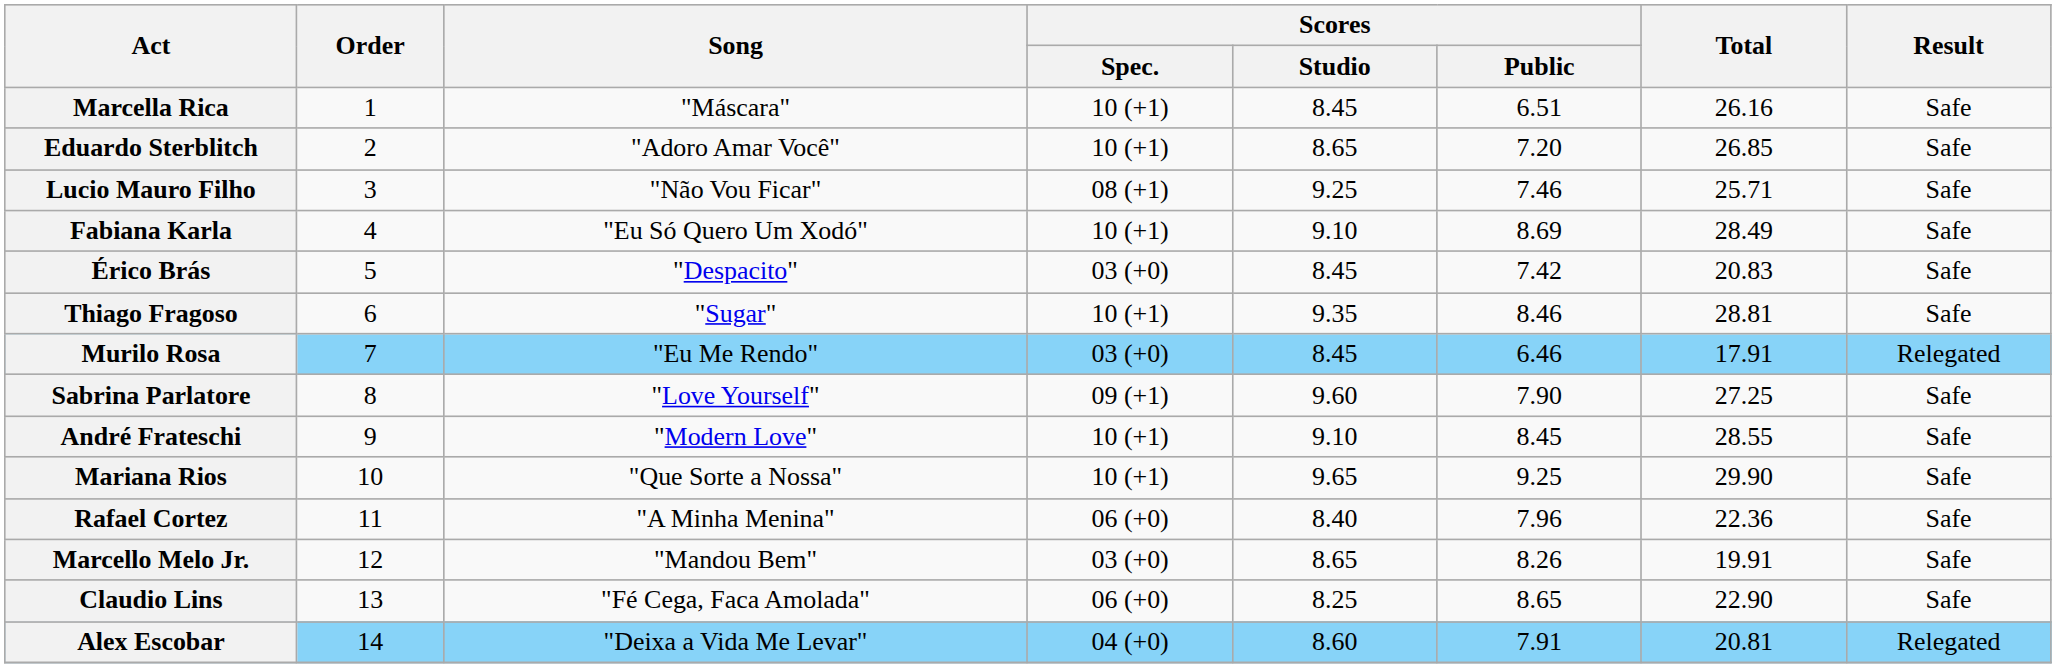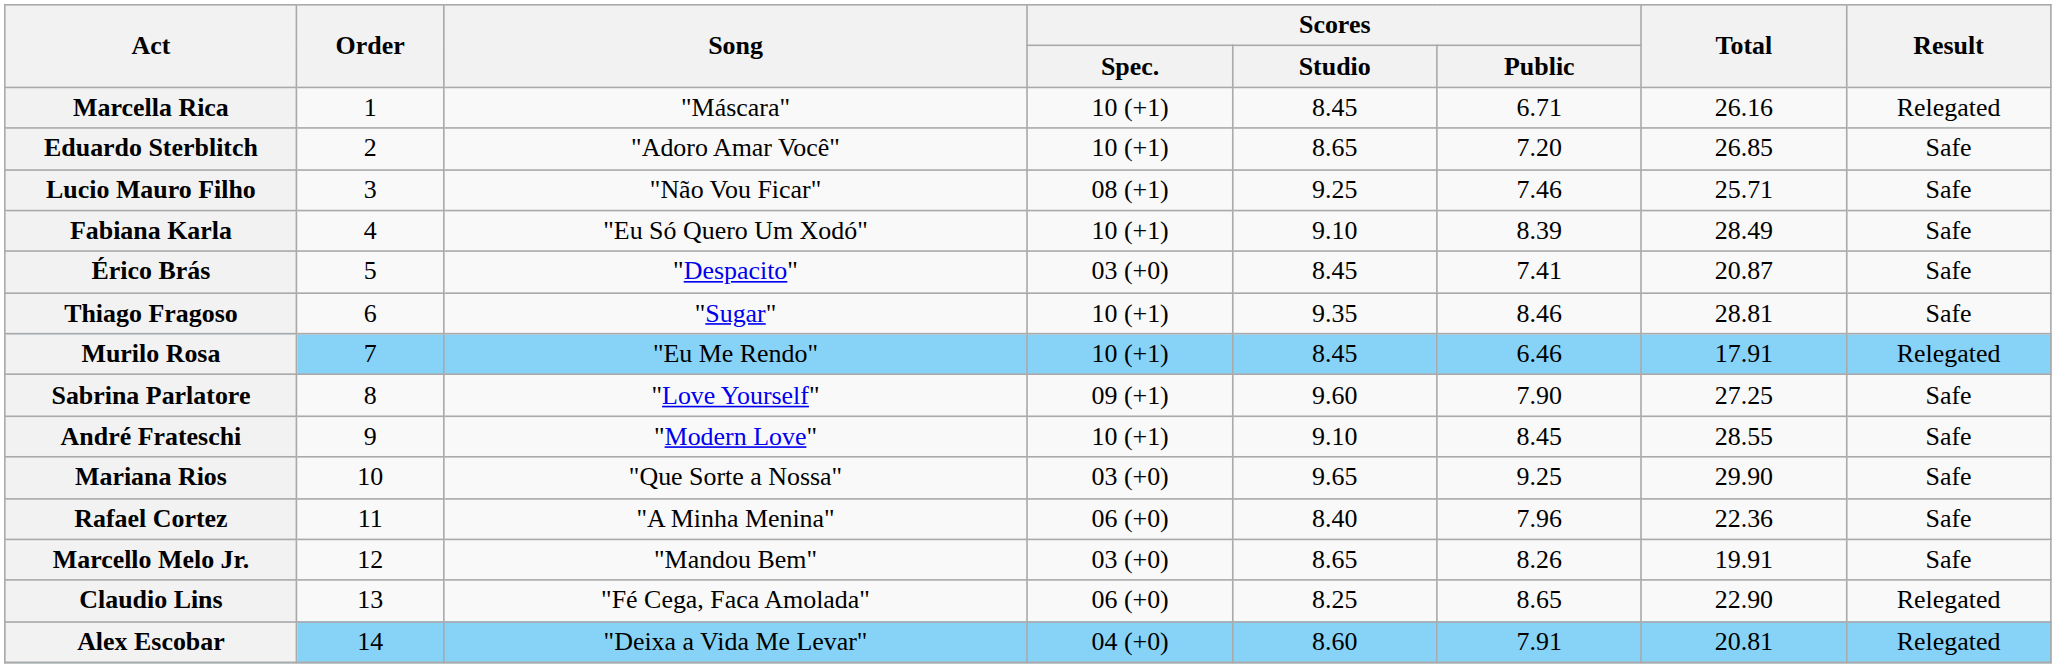(1539, 107) 6.51 -> (1539, 107) 6.71
(1949, 107) Safe -> (1949, 107) Relegated
(1539, 230) 8.69 -> (1539, 230) 8.39
(1539, 271) 7.42 -> (1539, 271) 7.41
(1744, 271) 20.83 -> (1744, 271) 20.87
(1130, 353) 03 (+0) -> (1130, 353) 10 (+1)
(1130, 477) 10 (+1) -> (1130, 477) 03 (+0)
(1949, 600) Safe -> (1949, 600) Relegated
